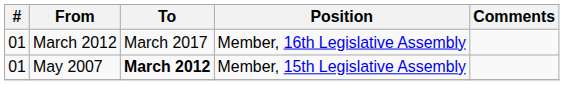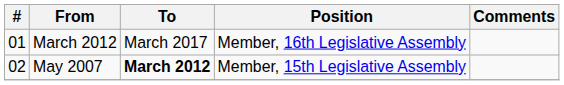(17, 67) 01 -> (17, 67) 02
